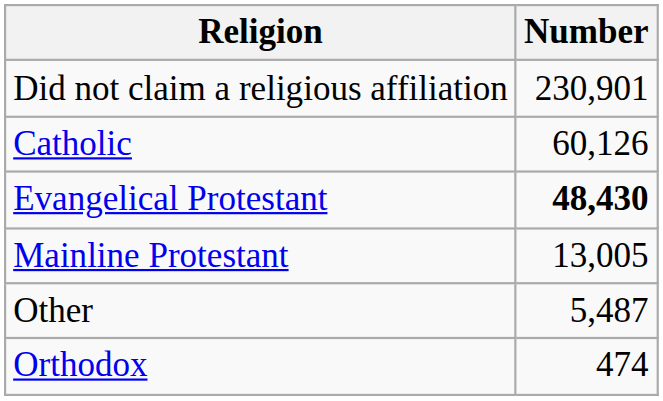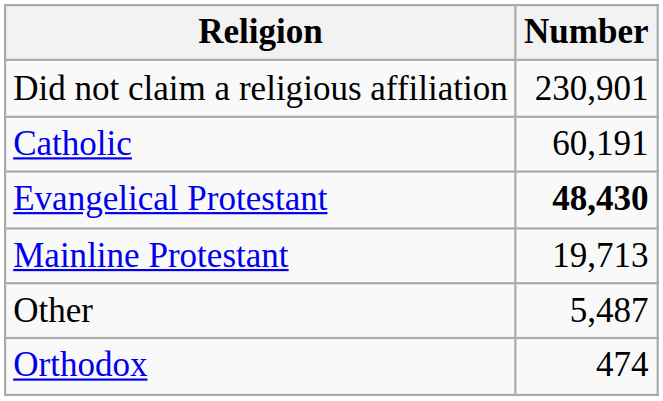(600, 143) 60,126 -> (600, 143) 60,191
(600, 254) 13,005 -> (600, 254) 19,713
